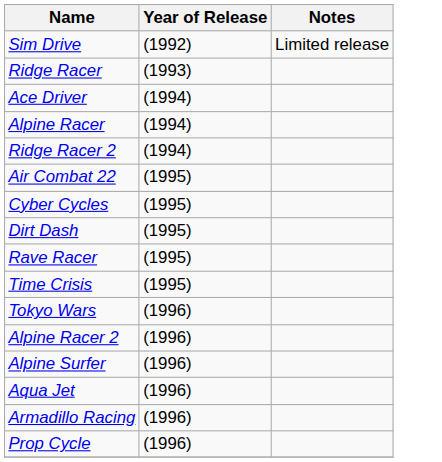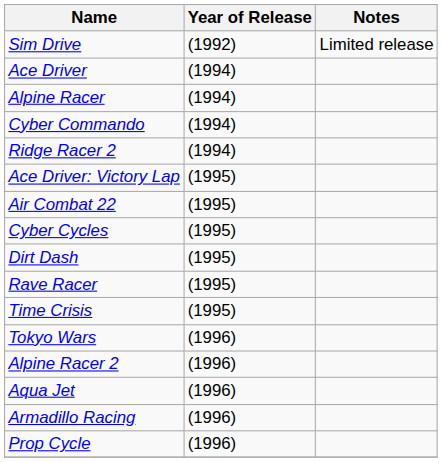- row: (55, 71)
+ row: (77, 124)
+ row: (94, 177)
- row: (57, 364)
